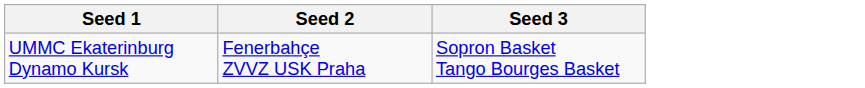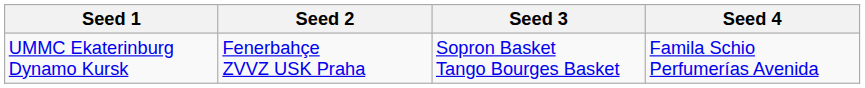+ column: (752, 18)
